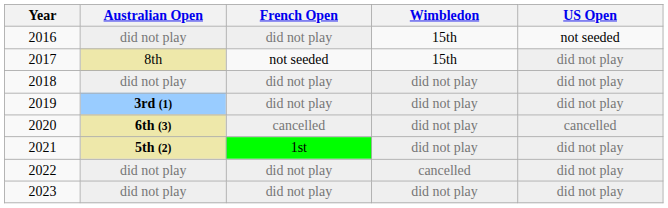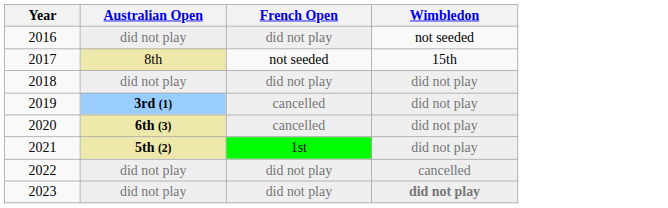- column: (590, 15)
(444, 37) 15th -> (444, 37) not seeded
(299, 103) did not play -> (299, 103) cancelled
(444, 192) normal -> (444, 192) bold
